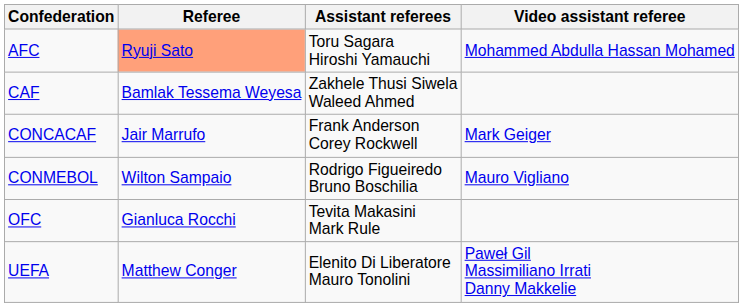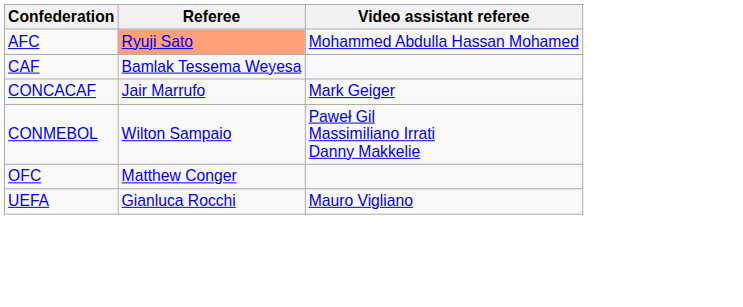- column: (383, 16)
(517, 178) Mauro Vigliano -> (372, 134) Paweł Gil Massimiliano Irrati Danny Makkelie
(179, 220) Gianluca Rocchi -> (179, 176) Matthew Conger
(179, 271) Matthew Conger -> (179, 201) Gianluca Rocchi
(528, 271) Paweł Gil Massimiliano Irrati Danny Makkelie -> (361, 201) Mauro Vigliano
